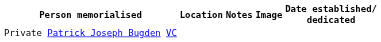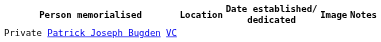columns swapped: (331, 14) <-> (239, 14)
